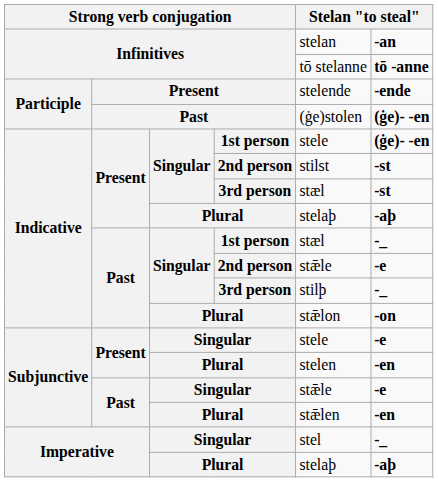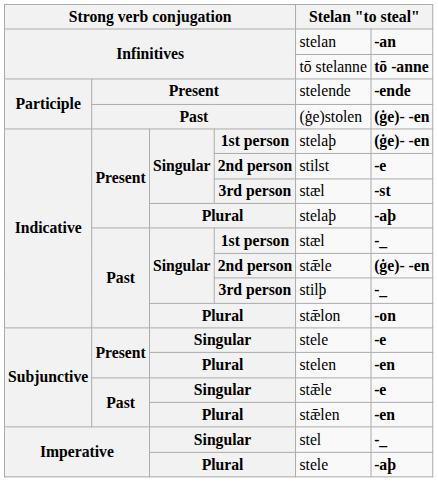(314, 141) stele -> (318, 141) stelaþ
(382, 166) -st -> (380, 166) -e
(380, 265) -e -> (402, 265) (ġe)- -en
(318, 464) stelaþ -> (314, 464) stele
